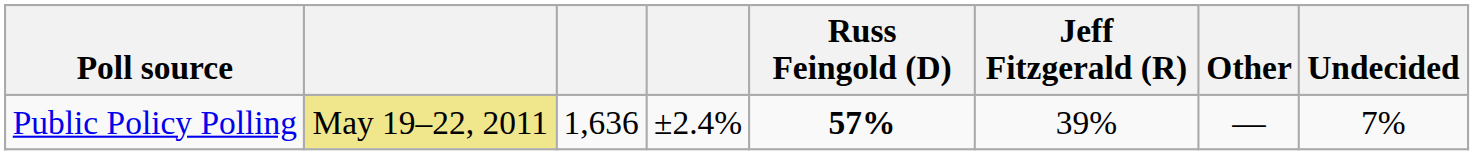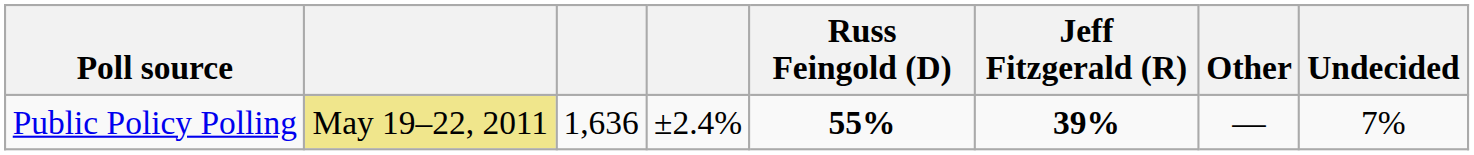(862, 121) 57% -> (862, 121) 55%
(1086, 121) normal -> (1086, 121) bold
